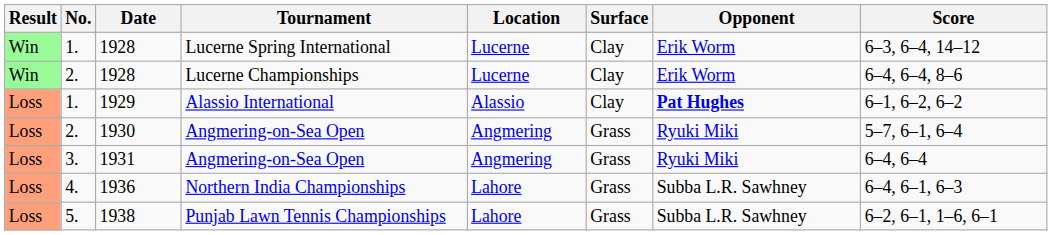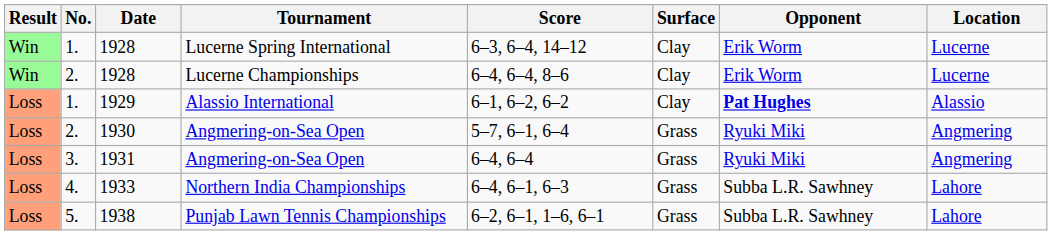columns swapped: (527, 18) <-> (953, 18)
(117, 187) 1936 -> (117, 187) 1933
